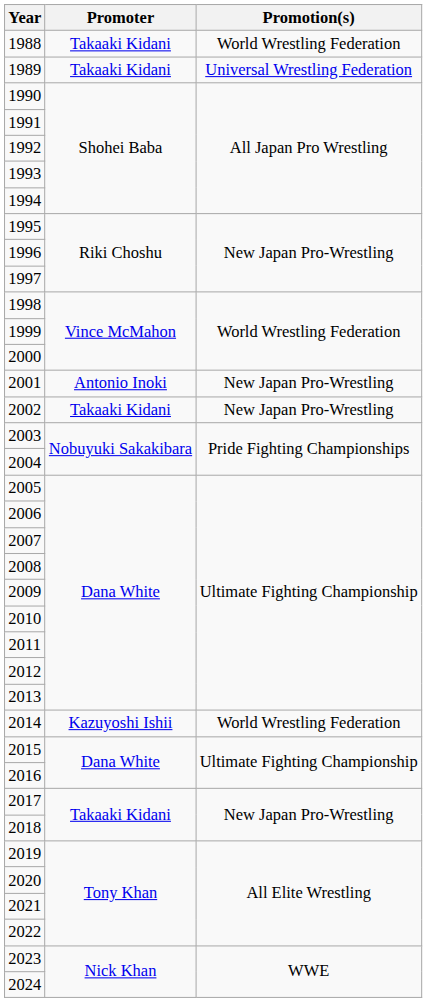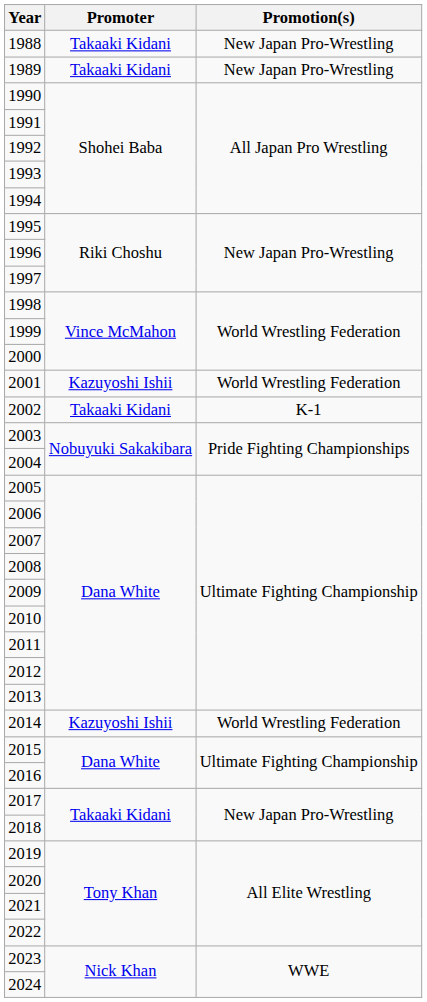(309, 43) World Wrestling Federation -> (309, 43) New Japan Pro-Wrestling
(309, 69) Universal Wrestling Federation -> (309, 69) New Japan Pro-Wrestling
(120, 383) Antonio Inoki -> (120, 383) Kazuyoshi Ishii
(309, 383) New Japan Pro-Wrestling -> (309, 383) World Wrestling Federation
(309, 409) New Japan Pro-Wrestling -> (309, 409) K-1
